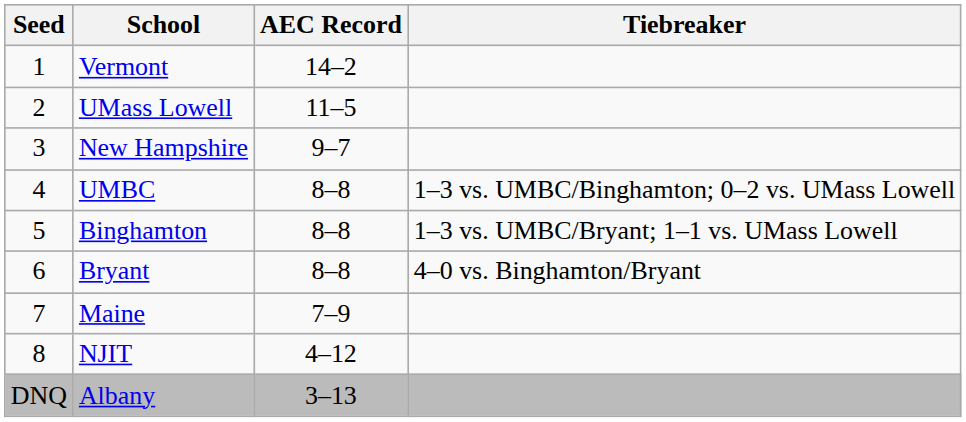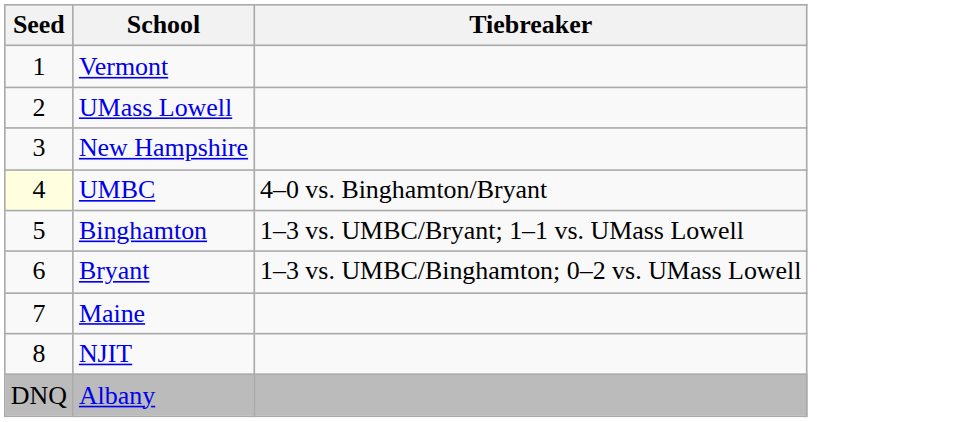- column: (331, 25)
(39, 189) no background -> (39, 189) lightyellow background
(685, 189) 1–3 vs. UMBC/Binghamton; 0–2 vs. UMass Lowell -> (404, 189) 4–0 vs. Binghamton/Bryant
(557, 271) 4–0 vs. Binghamton/Bryant -> (531, 271) 1–3 vs. UMBC/Binghamton; 0–2 vs. UMass Lowell
